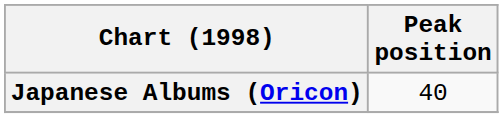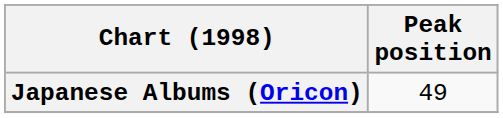(433, 93) 40 -> (433, 93) 49
